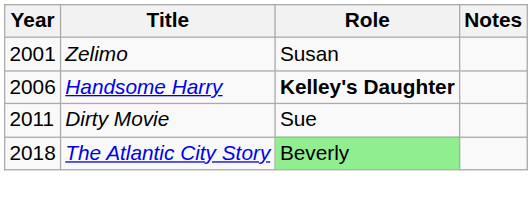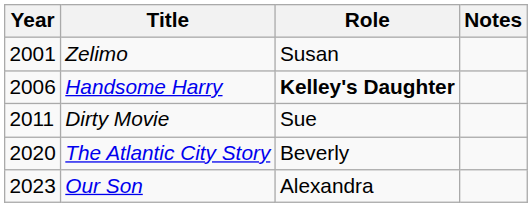(33, 152) 2018 -> (33, 152) 2020
(315, 152) lightgreen background -> (315, 152) no background
+ row: (104, 185)
